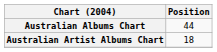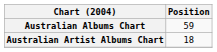(189, 26) 44 -> (189, 26) 59
